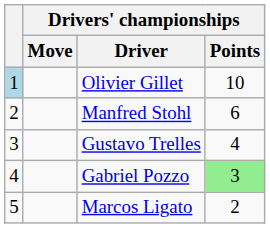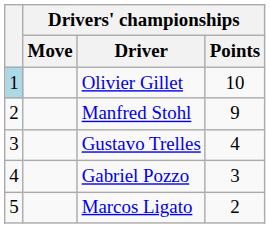(235, 113) 6 -> (235, 113) 9
(235, 175) lightgreen background -> (235, 175) no background
